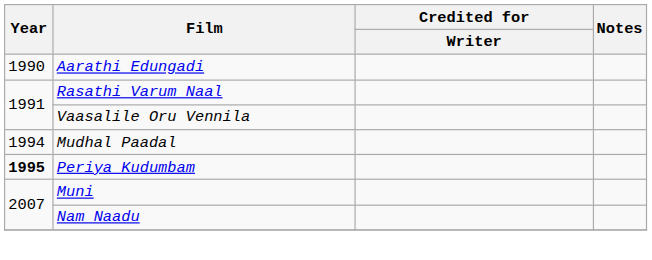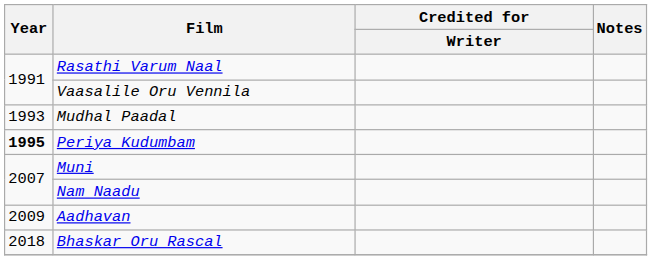- row: (130, 67)
(27, 142) 1994 -> (27, 117) 1993
+ row: (94, 217)
+ row: (140, 242)
